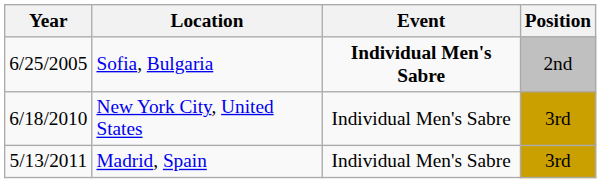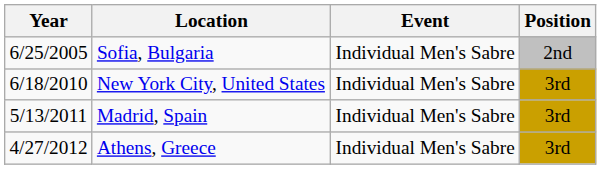(421, 64) bold -> (425, 52) normal
+ row: (156, 148)
